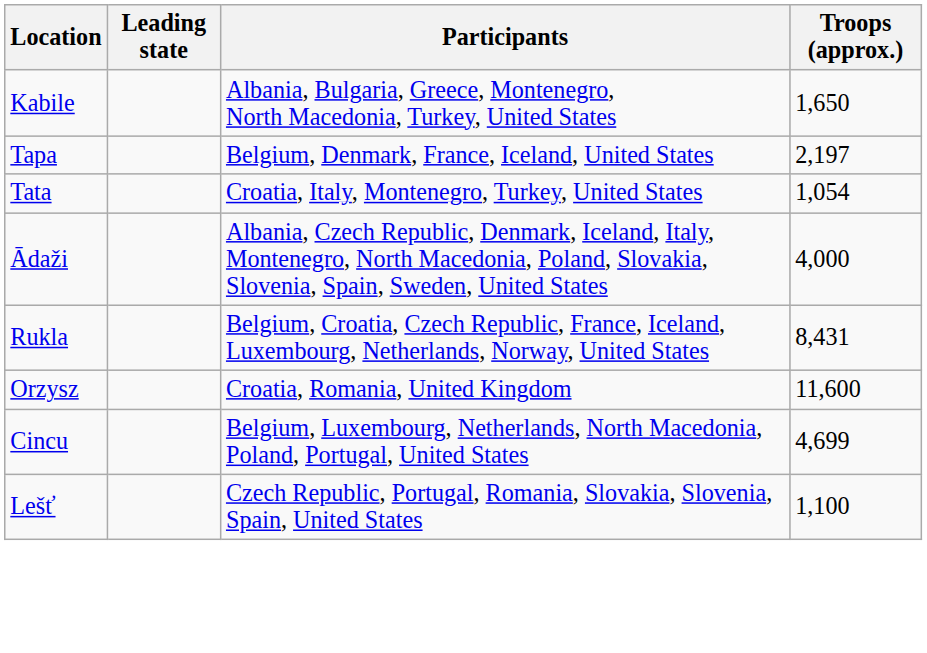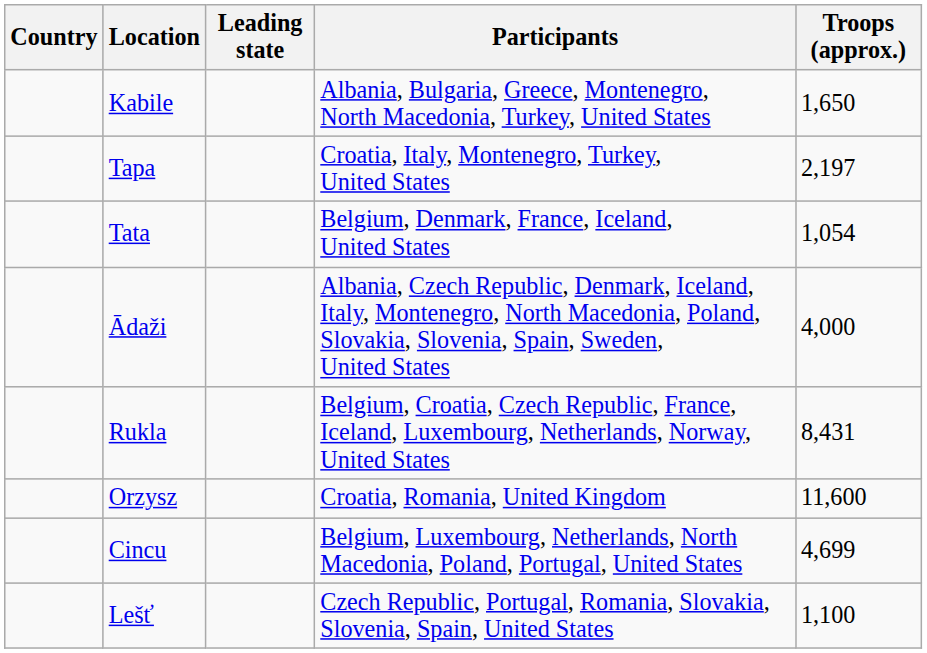+ column: (54, 37)
(470, 154) Belgium, Denmark, France, Iceland, United States -> (491, 168) Croatia, Italy, Montenegro, Turkey, United States
(464, 192) Croatia, Italy, Montenegro, Turkey, United States -> (496, 233) Belgium, Denmark, France, Iceland, United States
